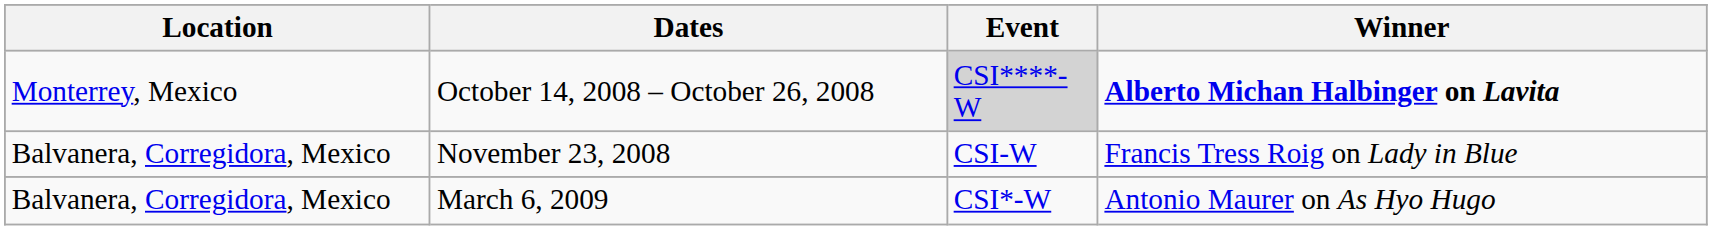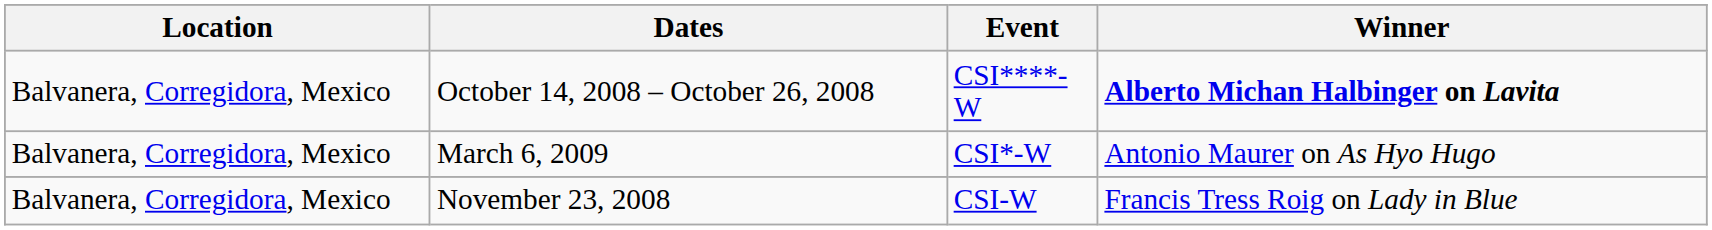(125, 90) Monterrey, Mexico -> (201, 90) Balvanera, Corregidora, Mexico
(1011, 90) lightgrey background -> (1011, 90) no background
rows swapped: (554, 153) <-> (523, 199)
